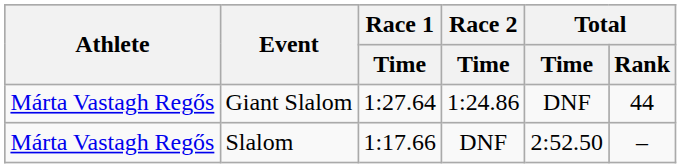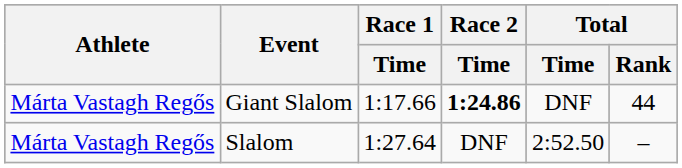(400, 103) 1:27.64 -> (400, 103) 1:17.66
(483, 103) normal -> (484, 103) bold
(400, 142) 1:17.66 -> (400, 142) 1:27.64
